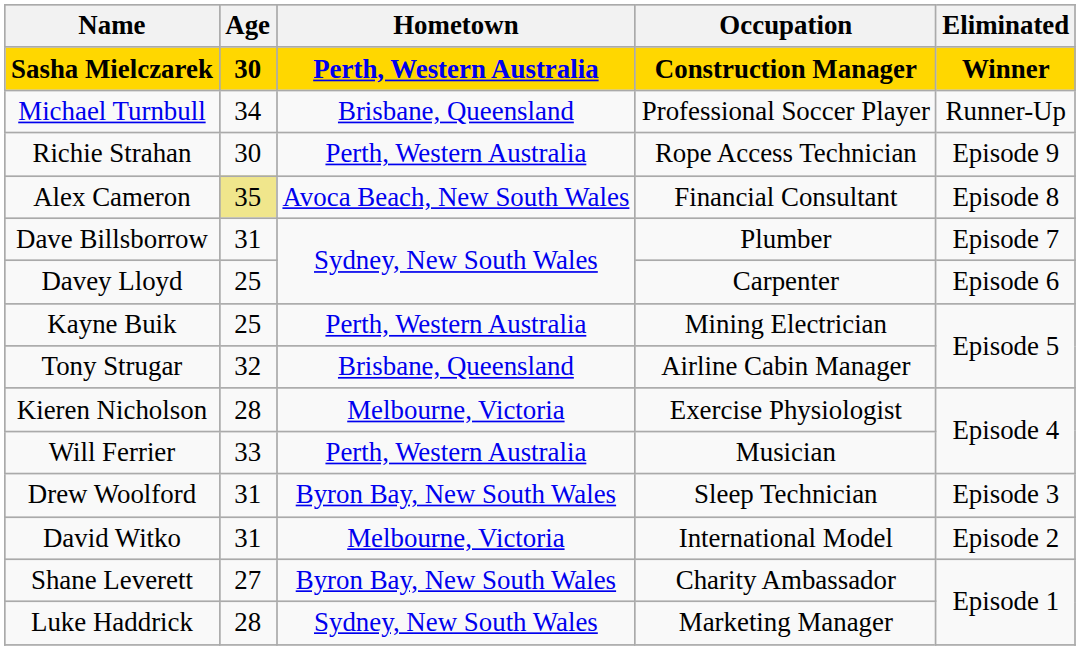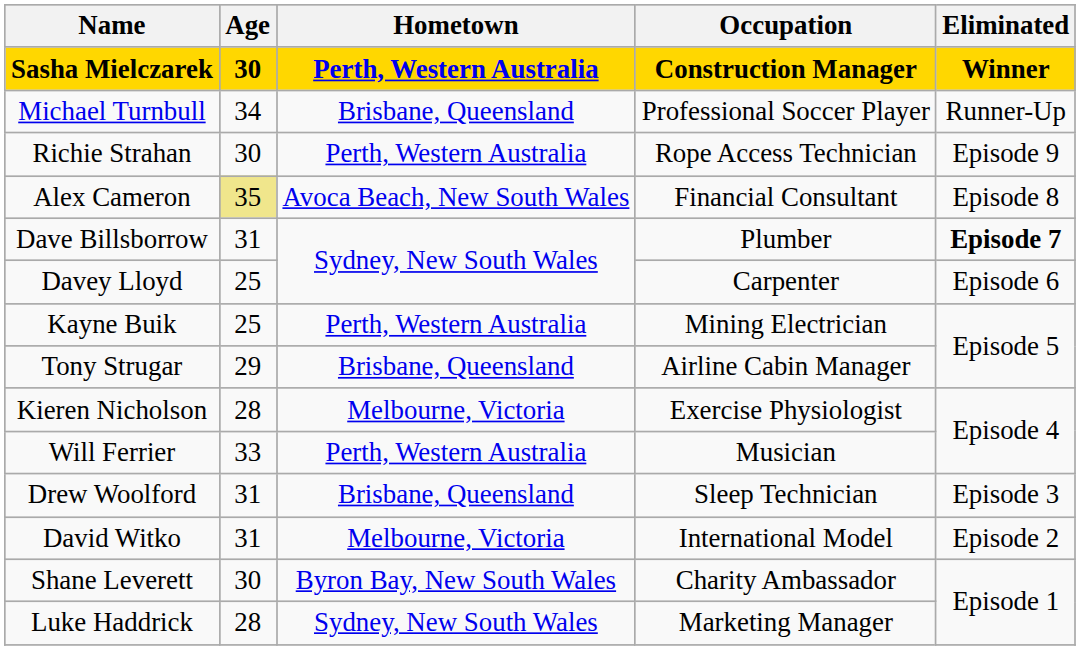(1006, 238) normal -> (1006, 238) bold
(248, 366) 32 -> (248, 366) 29
(456, 494) Byron Bay, New South Wales -> (456, 494) Brisbane, Queensland
(248, 580) 27 -> (248, 580) 30
